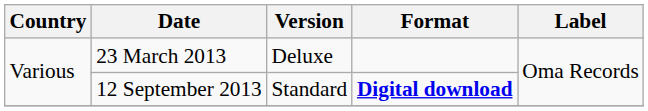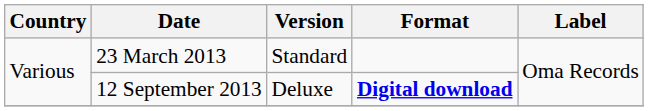(302, 55) Deluxe -> (309, 55) Standard
(309, 88) Standard -> (302, 88) Deluxe
